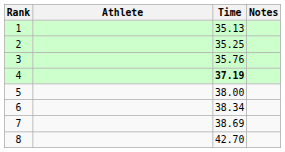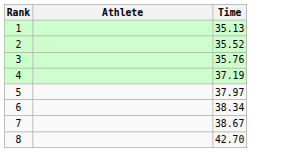- column: (264, 12)
(230, 44) 35.25 -> (230, 44) 35.52
(230, 76) bold -> (230, 76) normal
(230, 92) 38.00 -> (230, 92) 37.97
(230, 124) 38.69 -> (230, 124) 38.67
